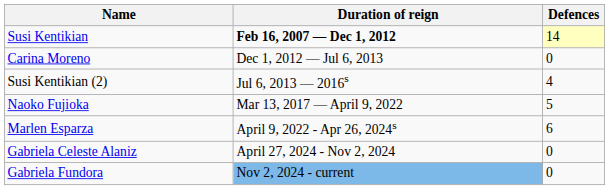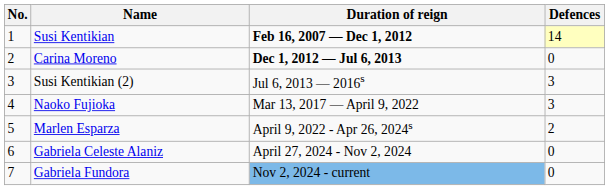+ column: (18, 15)
(310, 58) normal -> (327, 58) bold
(549, 81) 4 -> (551, 81) 3
(549, 105) 5 -> (551, 105) 3
(549, 128) 6 -> (551, 128) 2
